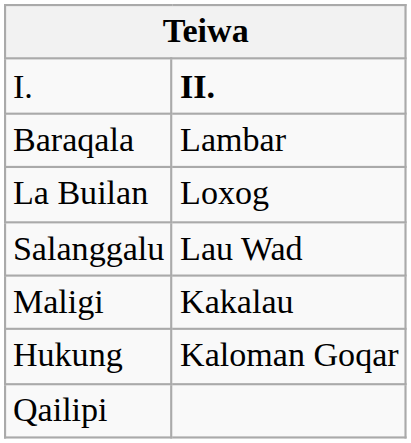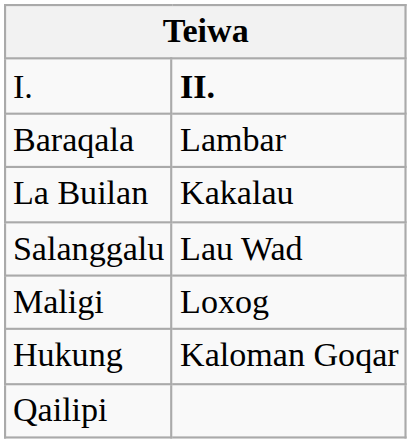(225, 193) Loxog -> (237, 193) Kakalau
(237, 301) Kakalau -> (225, 301) Loxog
